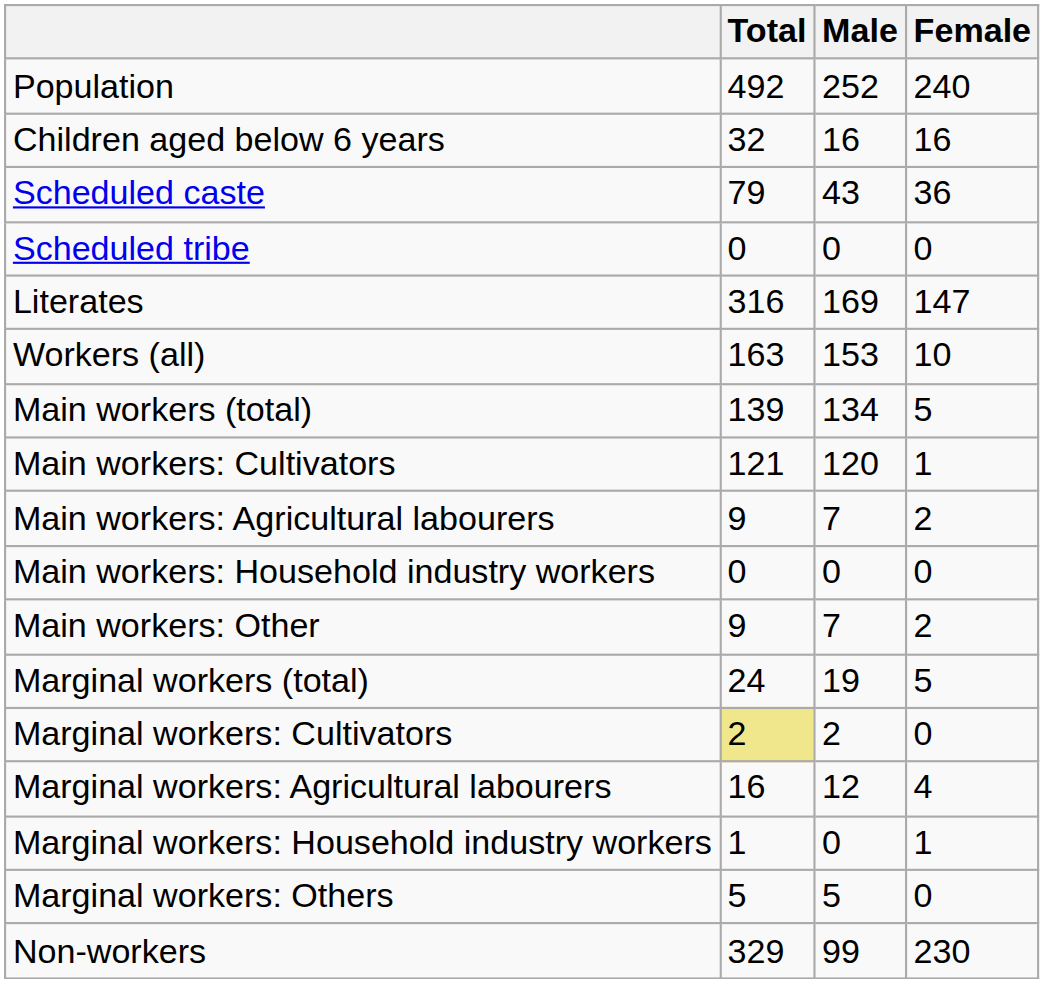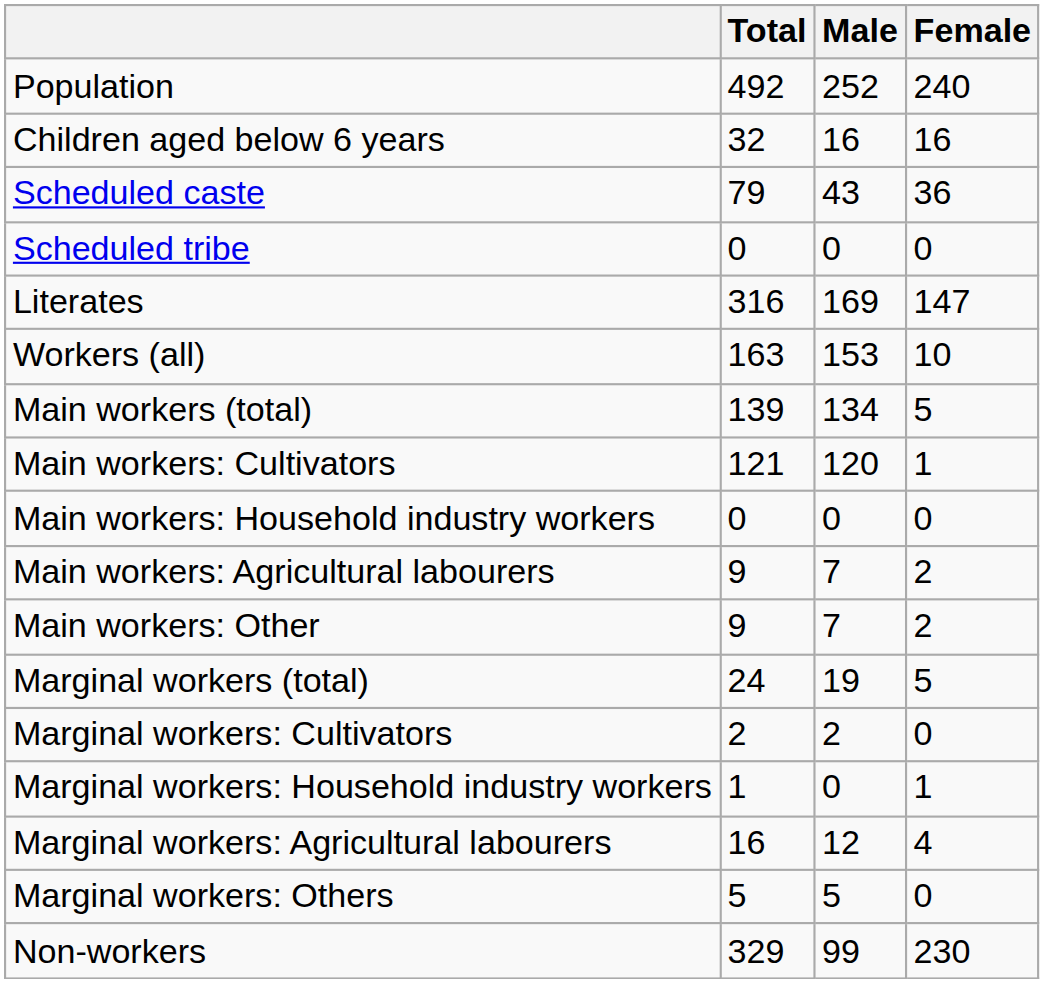rows swapped: (284, 517) <-> (334, 572)
(737, 734) khaki background -> (737, 734) no background
rows swapped: (312, 788) <-> (362, 842)
